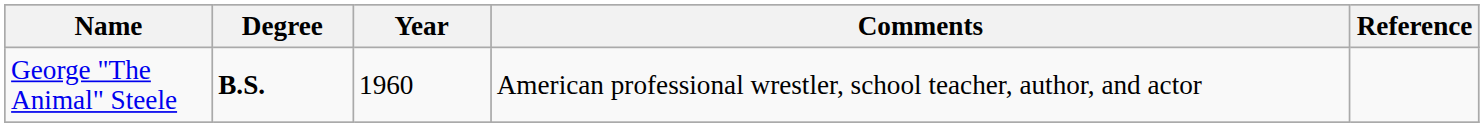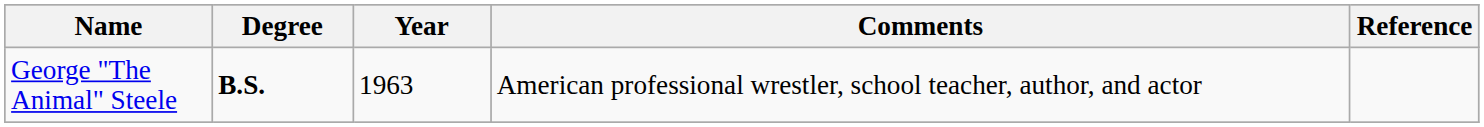(386, 84) 1960 -> (386, 84) 1963
